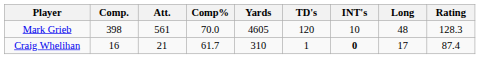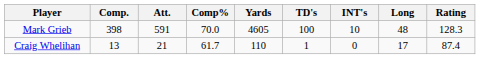(162, 29) 561 -> (162, 29) 591
(306, 29) 120 -> (306, 29) 100
(114, 45) 16 -> (114, 45) 13
(258, 45) 310 -> (258, 45) 110
(355, 45) bold -> (355, 45) normal
